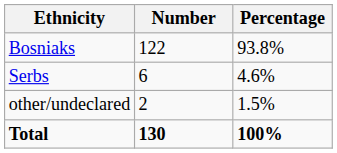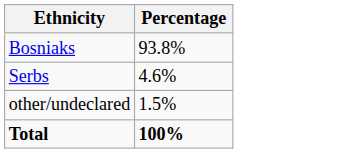- column: (184, 18)
